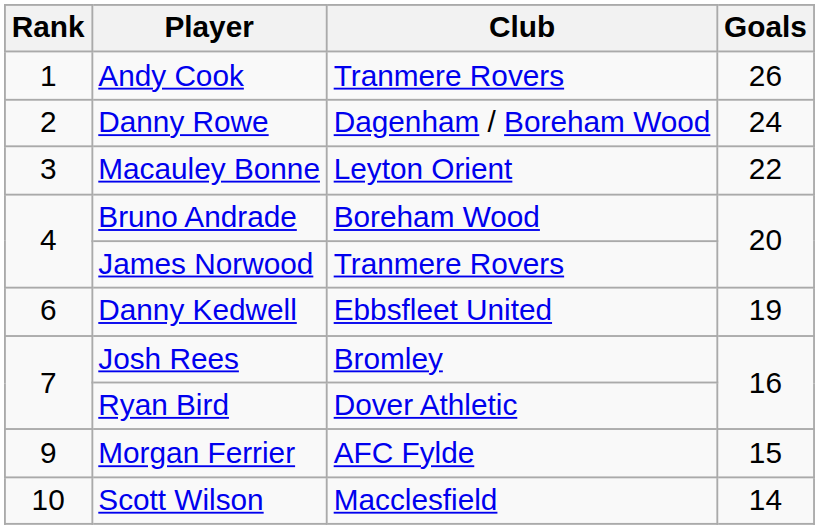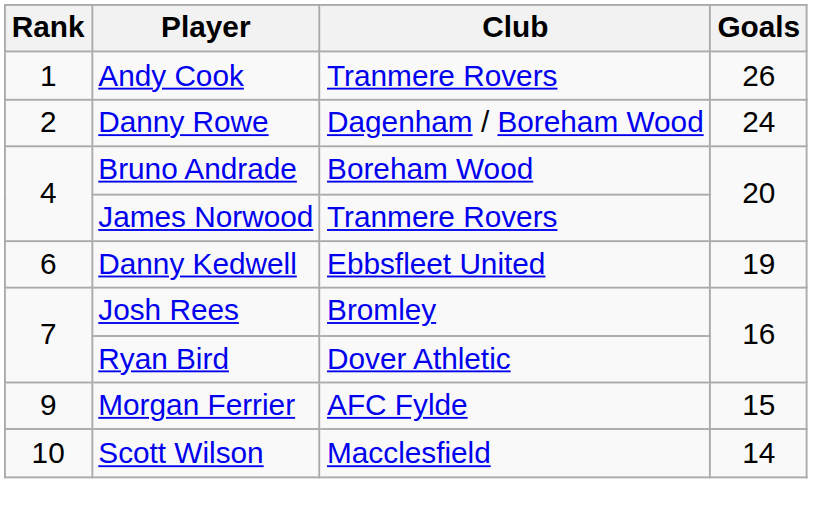- row: (209, 169)
